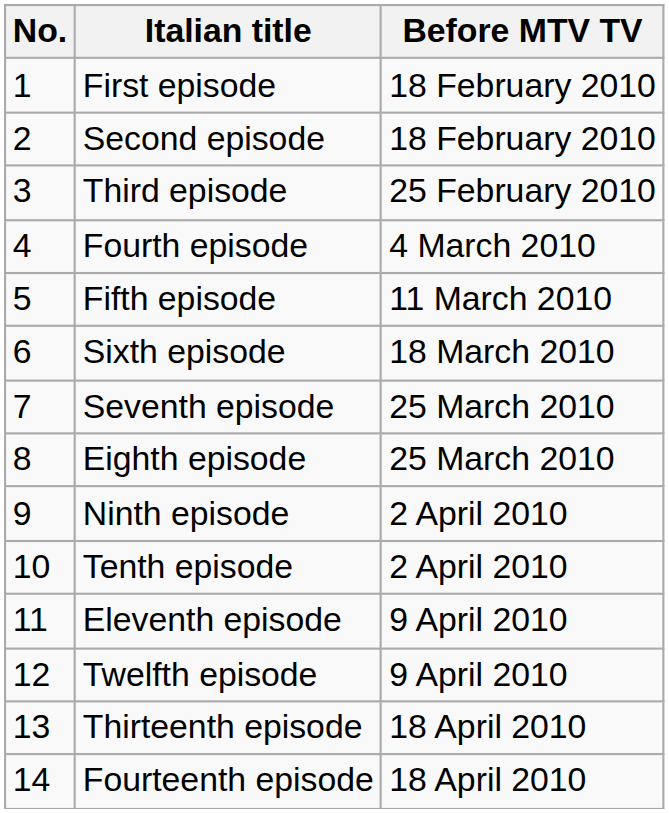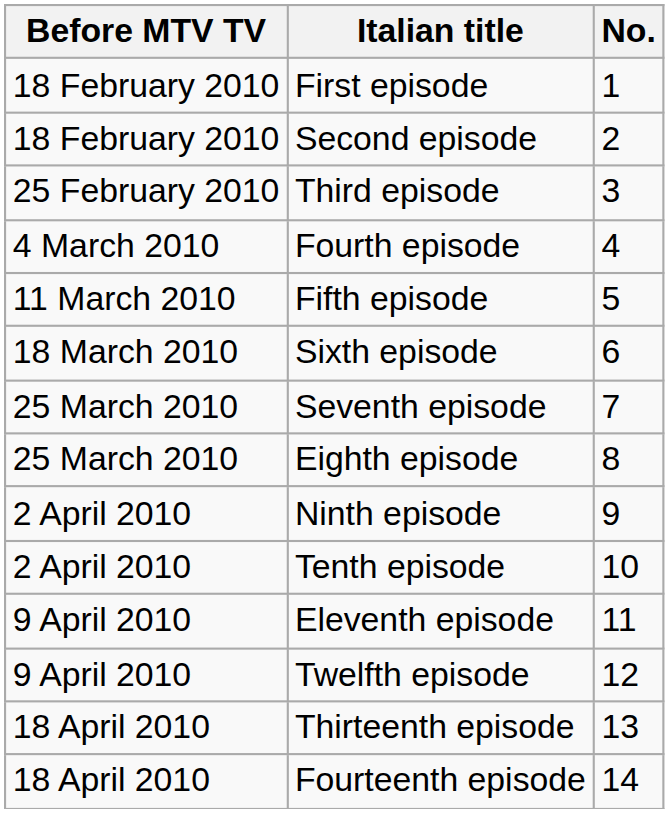columns swapped: (40, 31) <-> (523, 31)
